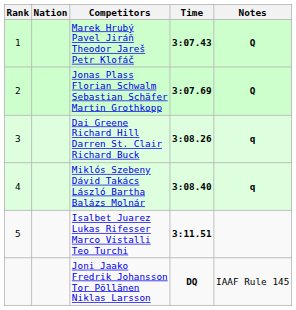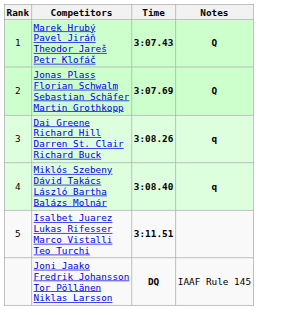- column: (50, 12)
